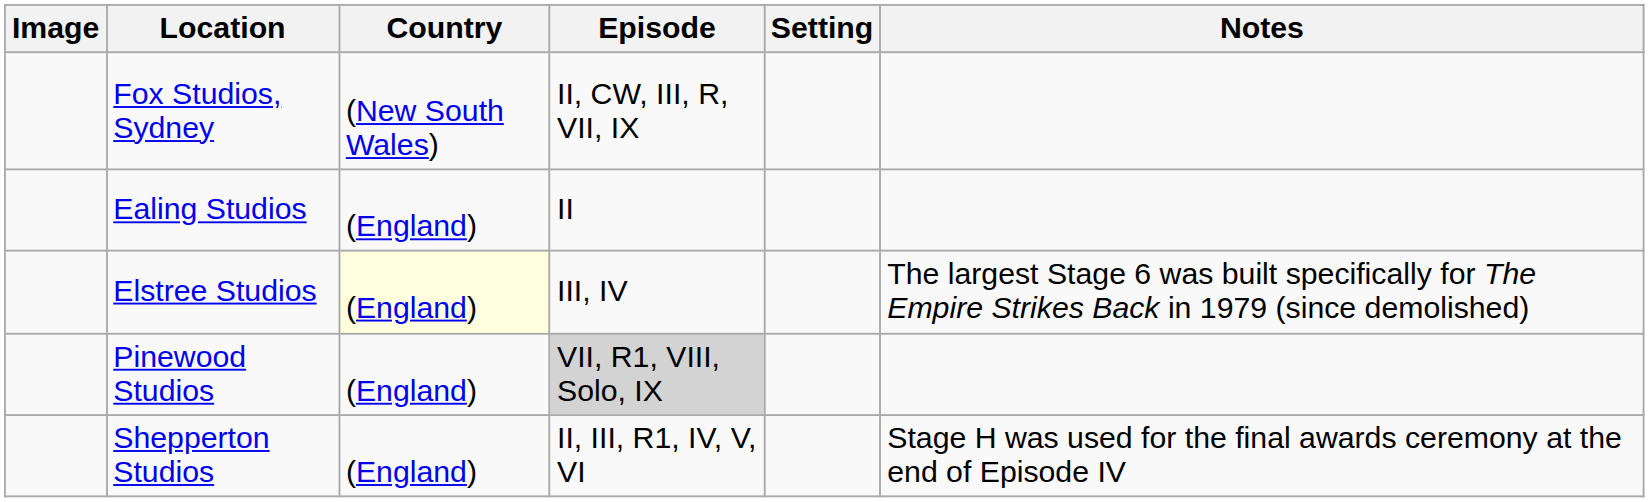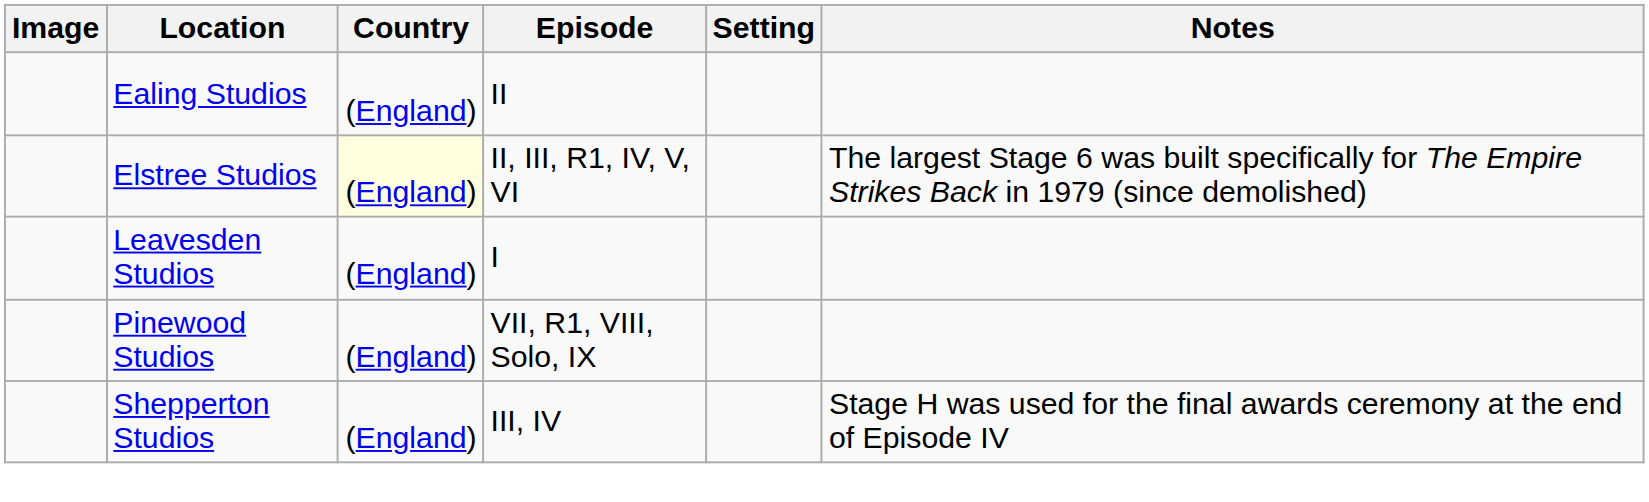- row: (197, 110)
(592, 291) III, IV -> (590, 175) II, III, R1, IV, V, VI
+ row: (187, 257)
(639, 373) lightgrey background -> (572, 339) no background
(657, 455) II, III, R1, IV, V, VI -> (526, 421) III, IV
